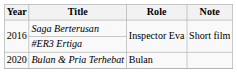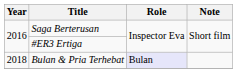(17, 60) 2020 -> (17, 60) 2018
(141, 60) no background -> (141, 60) lavender background
